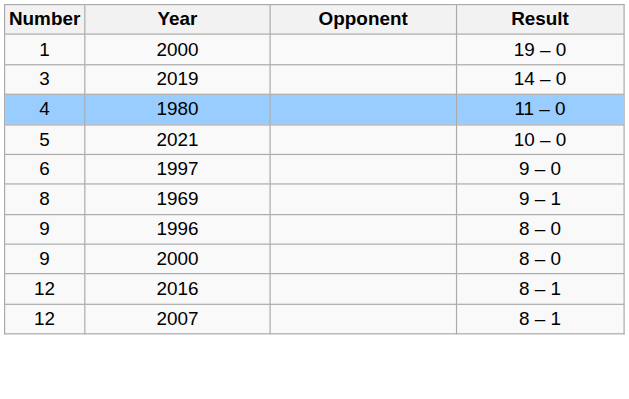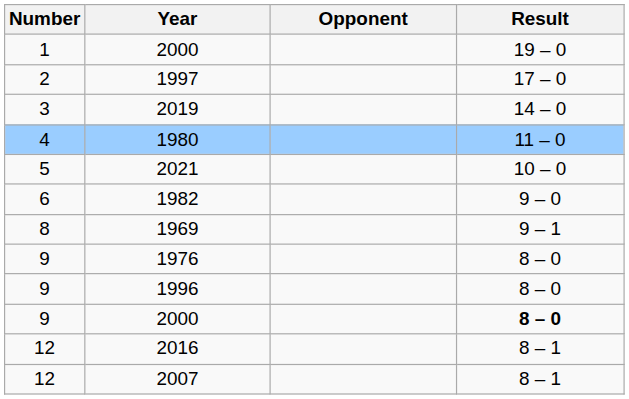+ row: (45, 79)
+ row: (45, 199)
- row: (45, 169)
+ row: (45, 259)
(540, 259) normal -> (540, 318) bold
